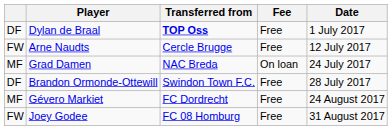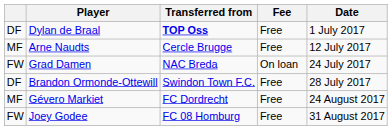(15, 47) FW -> (15, 47) MF
(15, 64) MF -> (15, 64) FW
